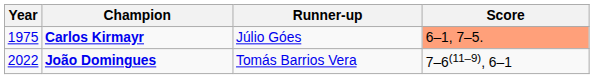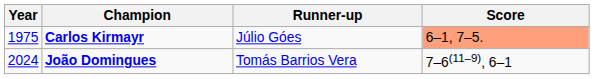(23, 61) 2022 -> (23, 61) 2024
